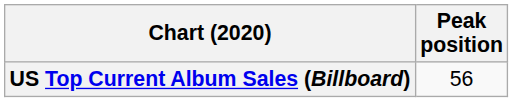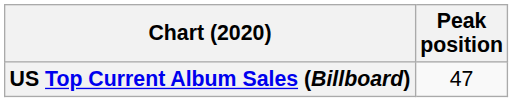(462, 79) 56 -> (462, 79) 47
